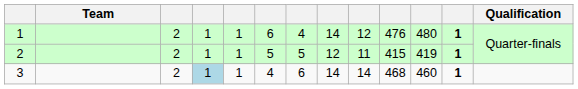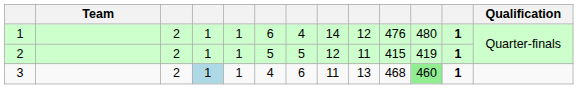(333, 73) 14 -> (333, 73) 11
(364, 73) 14 -> (364, 73) 13
(427, 73) no background -> (427, 73) lightgreen background
